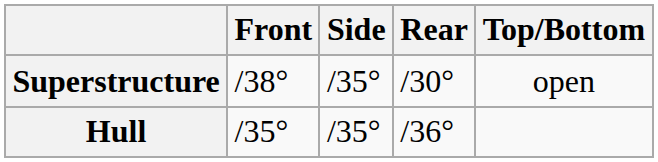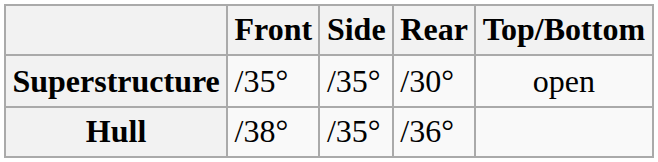(261, 80) /38° -> (261, 80) /35°
(261, 131) /35° -> (261, 131) /38°
